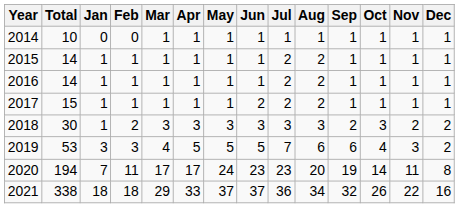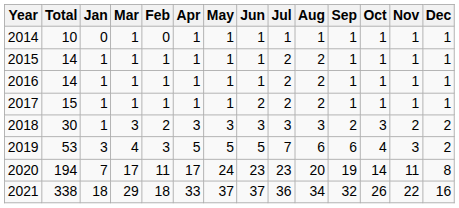columns swapped: (126, 15) <-> (158, 15)
